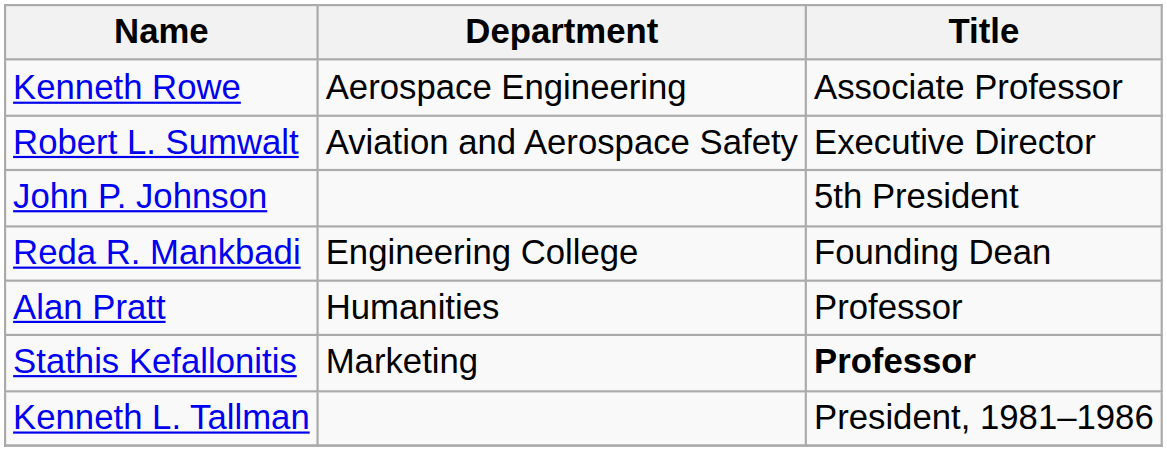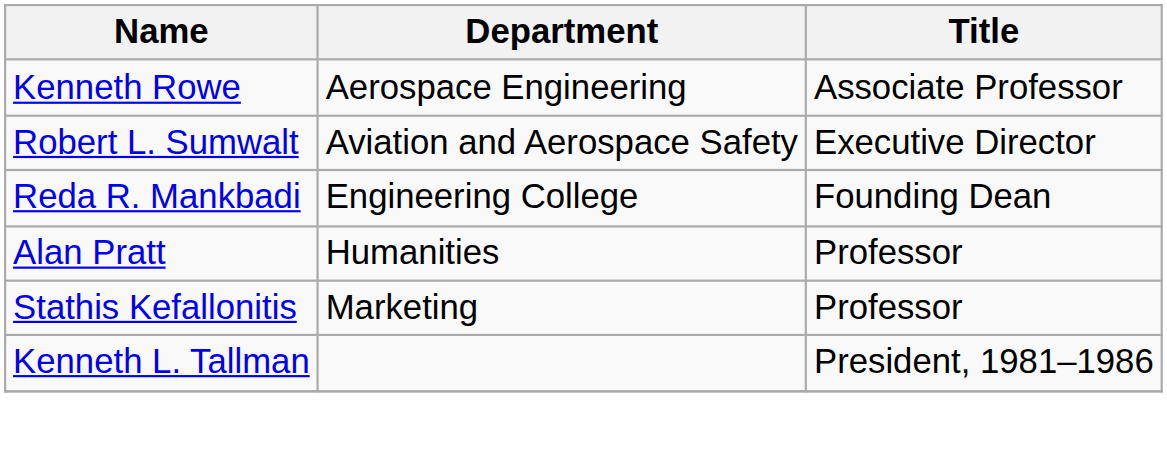- row: (140, 197)
(895, 362) bold -> (888, 307) normal
